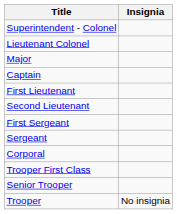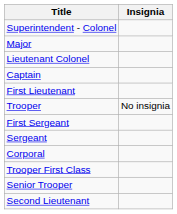rows swapped: (48, 43) <-> (19, 59)
rows swapped: (48, 106) <-> (24, 201)
